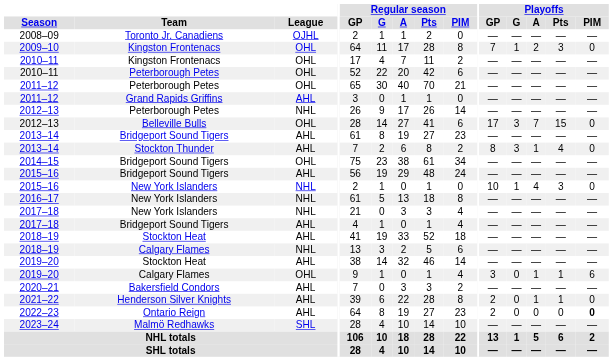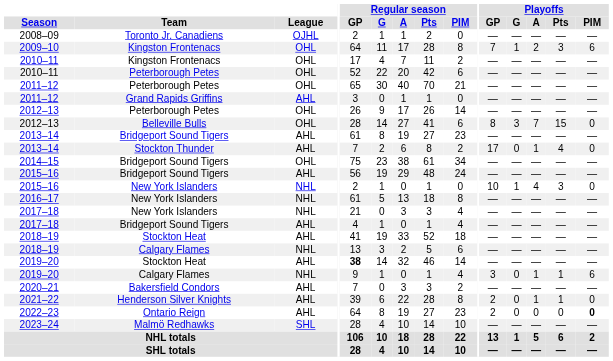(592, 48) 0 -> (592, 48) 6
(306, 111) NHL -> (306, 111) OHL
(493, 123) 17 -> (493, 123) 8
(493, 149) 8 -> (493, 149) 17
(516, 149) 3 -> (516, 149) 0
(355, 262) normal -> (355, 262) bold
(306, 275) OHL -> (306, 275) NHL
